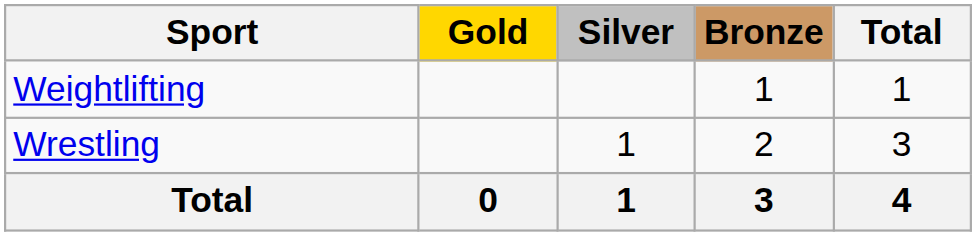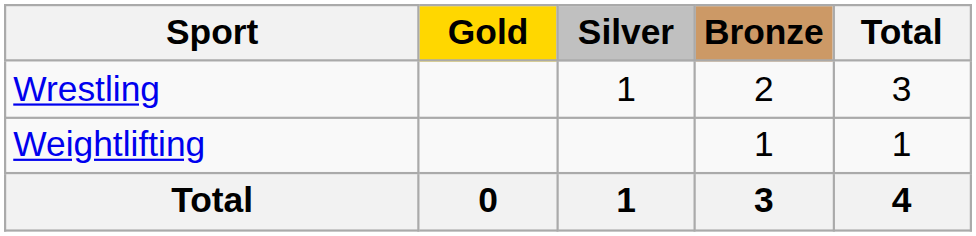rows swapped: (109, 88) <-> (87, 144)
